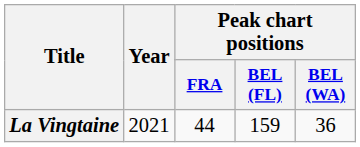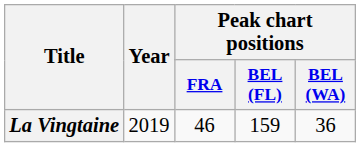(149, 125) 2021 -> (149, 125) 2019
(205, 125) 44 -> (205, 125) 46
